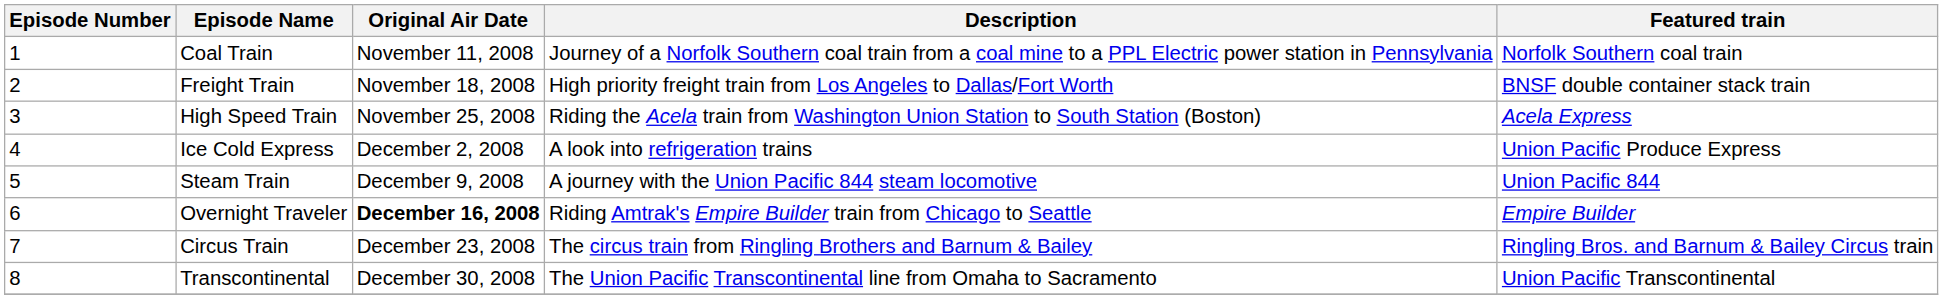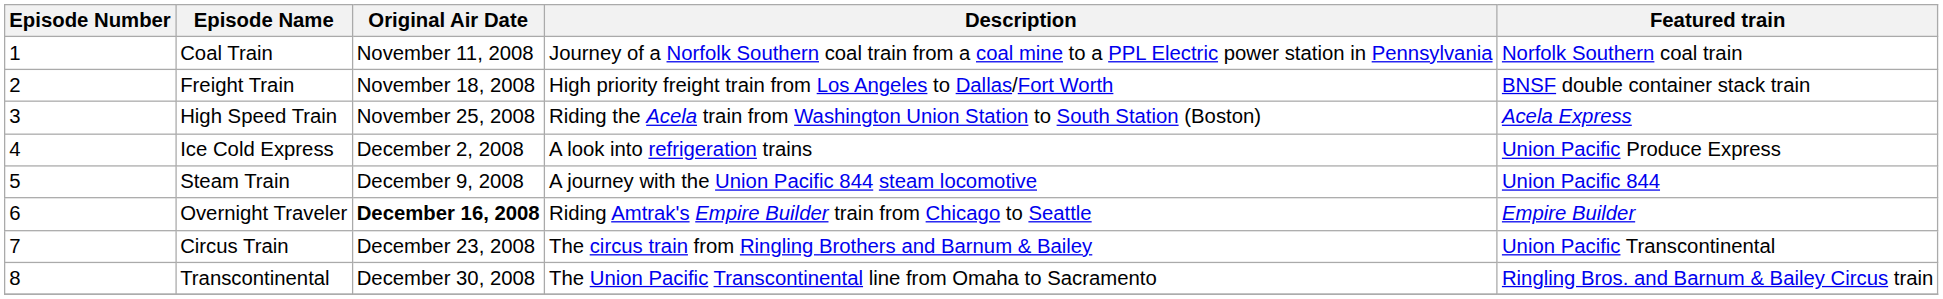(1718, 246) Ringling Bros. and Barnum & Bailey Circus train -> (1639, 246) Union Pacific Transcontinental
(1639, 278) Union Pacific Transcontinental -> (1718, 278) Ringling Bros. and Barnum & Bailey Circus train
